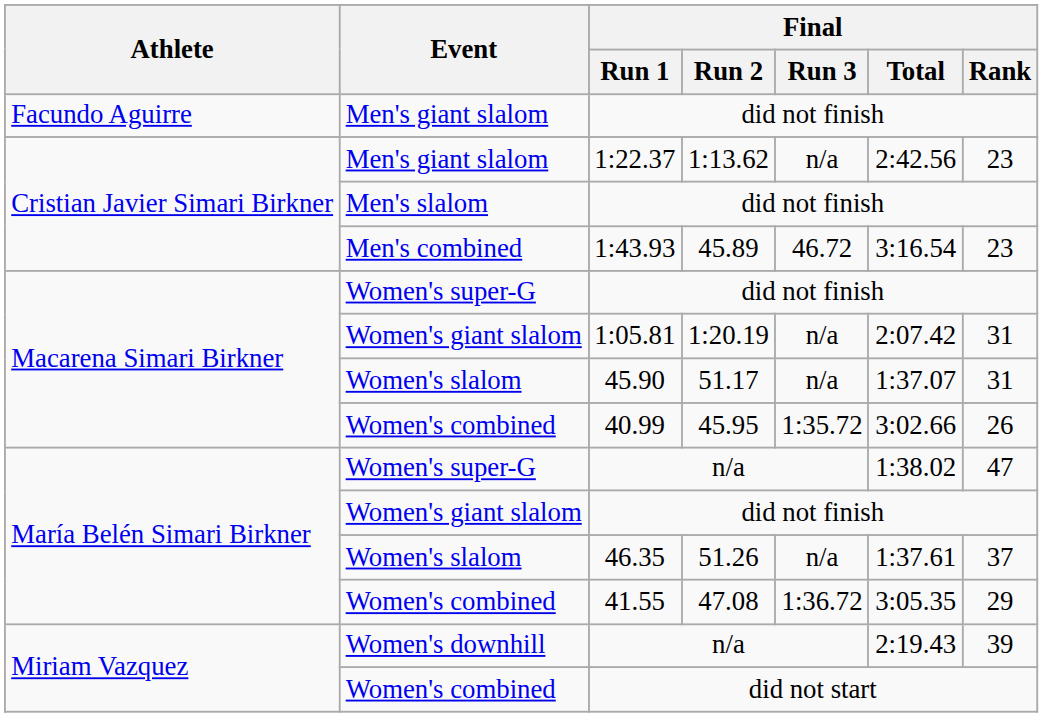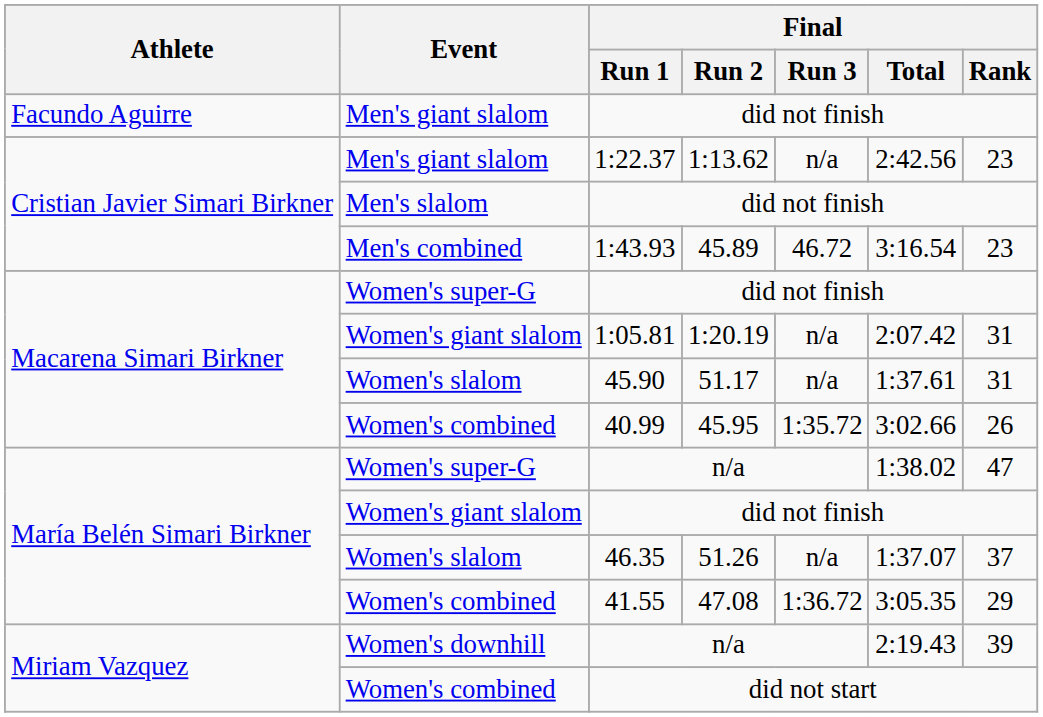(916, 380) 1:37.07 -> (916, 380) 1:37.61
(916, 557) 1:37.61 -> (916, 557) 1:37.07
